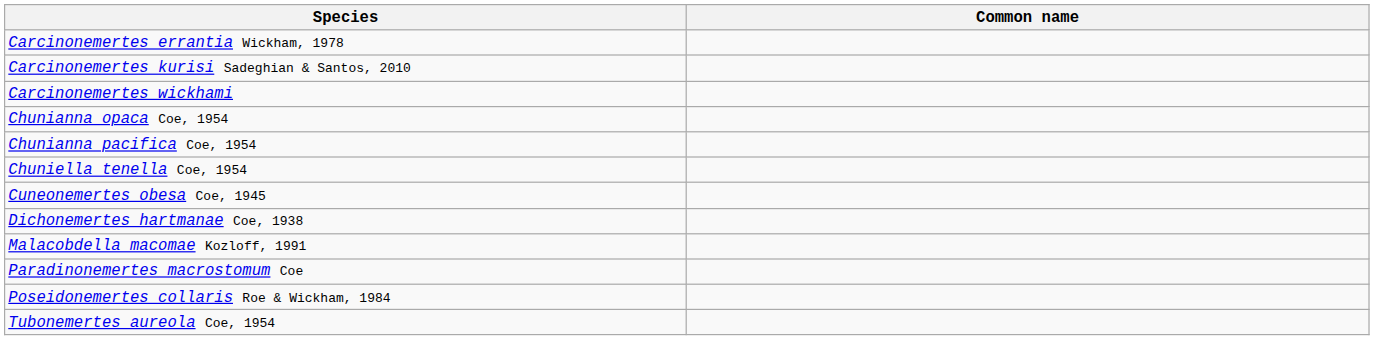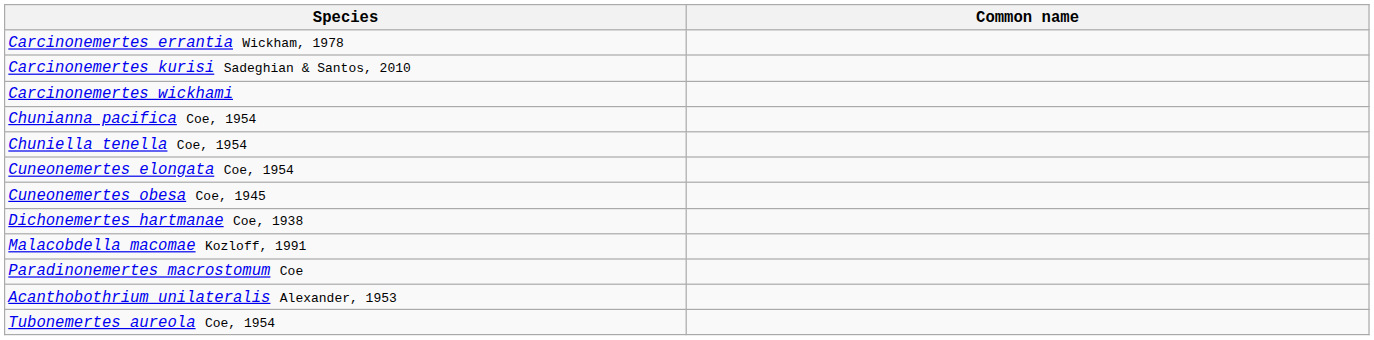- row: (118, 119)
+ row: (151, 170)
- row: (199, 297)
+ row: (203, 297)
